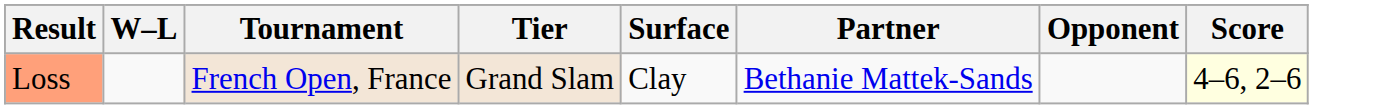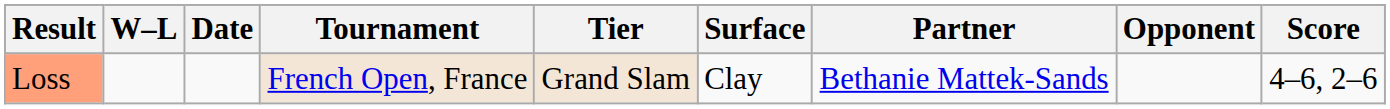+ column: (222, 28)
(1247, 77) lightyellow background -> (1323, 77) no background
